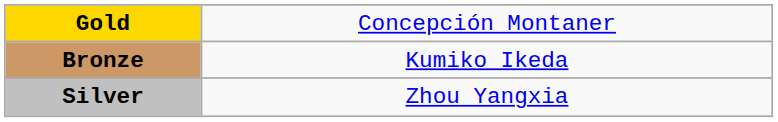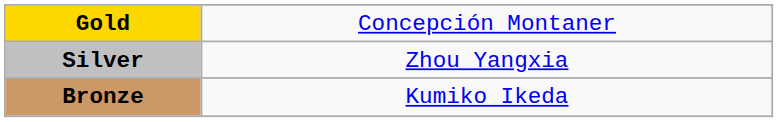rows swapped: (103, 97) <-> (103, 60)
